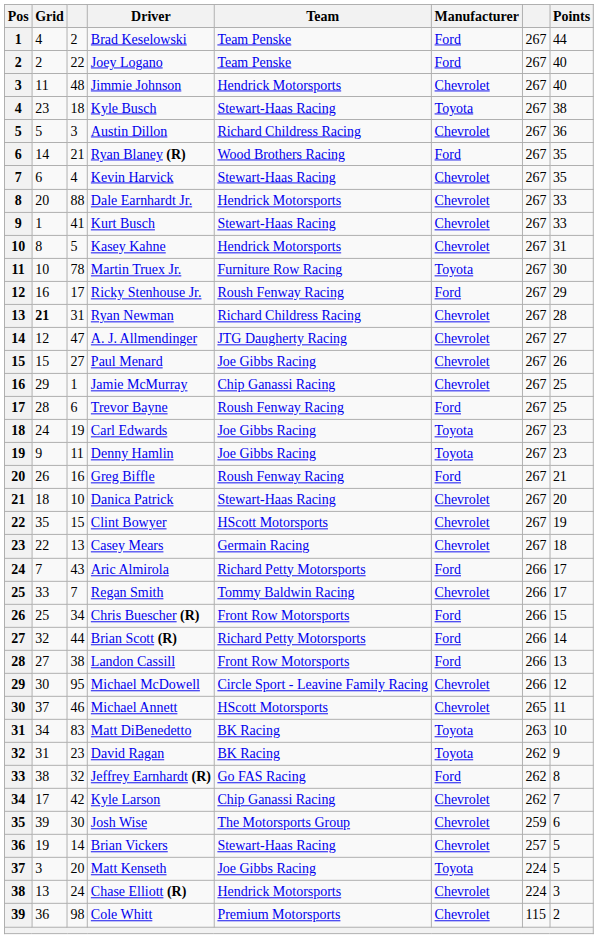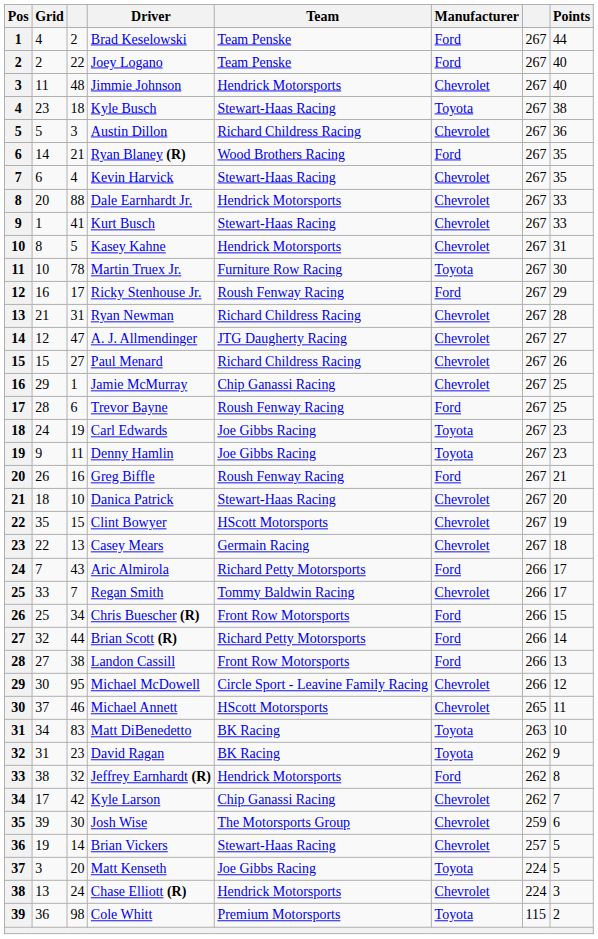(42, 315) bold -> (42, 315) normal
(267, 362) Joe Gibbs Racing -> (289, 362) Richard Childress Racing
(262, 777) Go FAS Racing -> (279, 777) Hendrick Motorsports
(462, 915) Chevrolet -> (454, 915) Toyota
